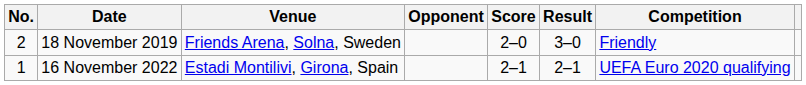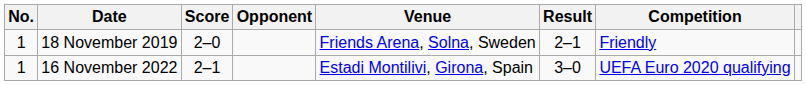columns swapped: (293, 17) <-> (513, 17)
(21, 42) 2 -> (21, 42) 1
(568, 42) 3–0 -> (568, 42) 2–1
(568, 67) 2–1 -> (568, 67) 3–0
